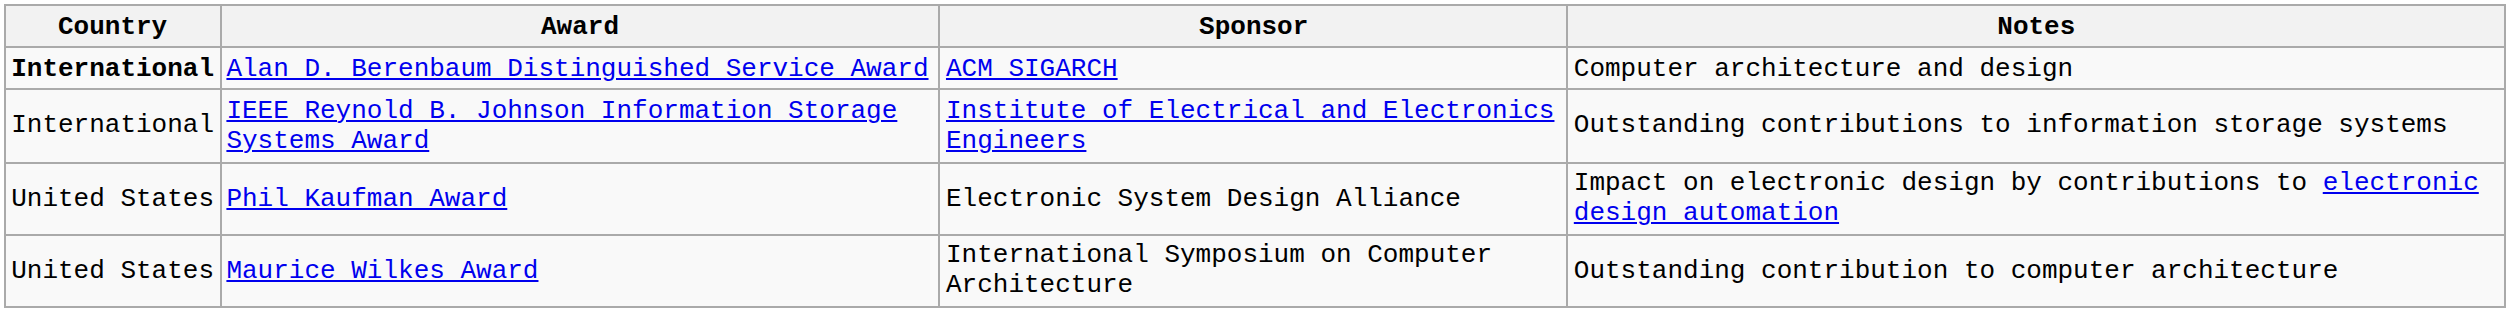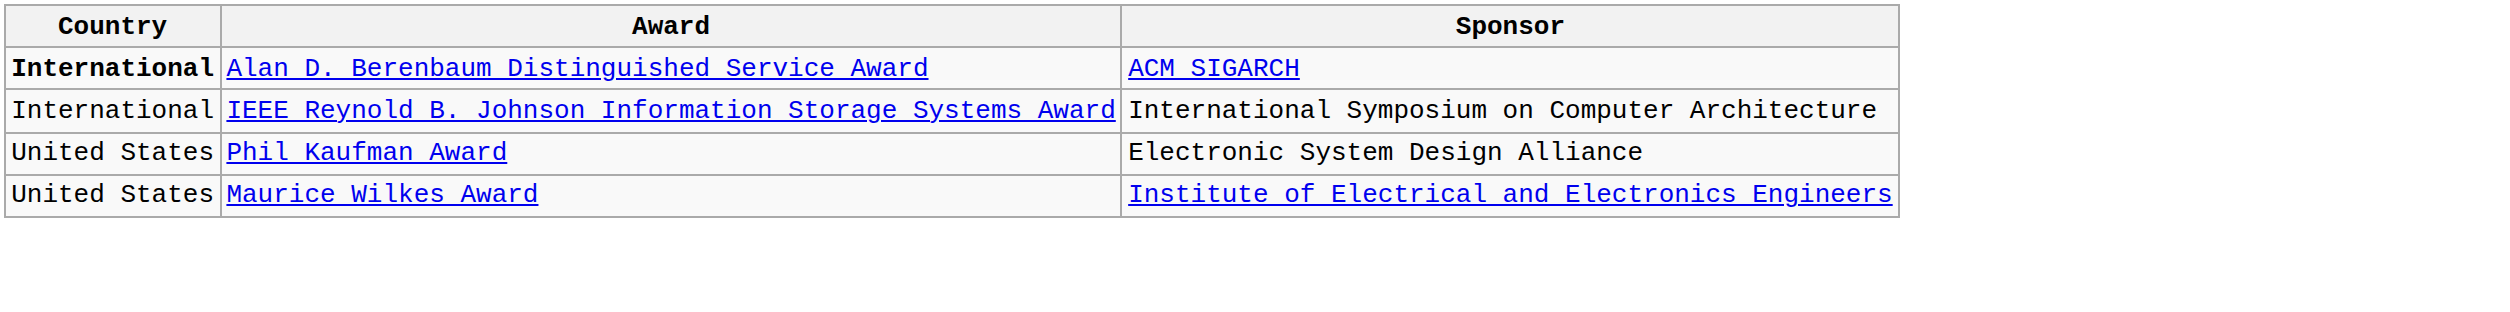- column: (2036, 26)
(1250, 126) Institute of Electrical and Electronics Engineers -> (1503, 111) International Symposium on Computer Architecture
(1219, 271) International Symposium on Computer Architecture -> (1510, 196) Institute of Electrical and Electronics Engineers
